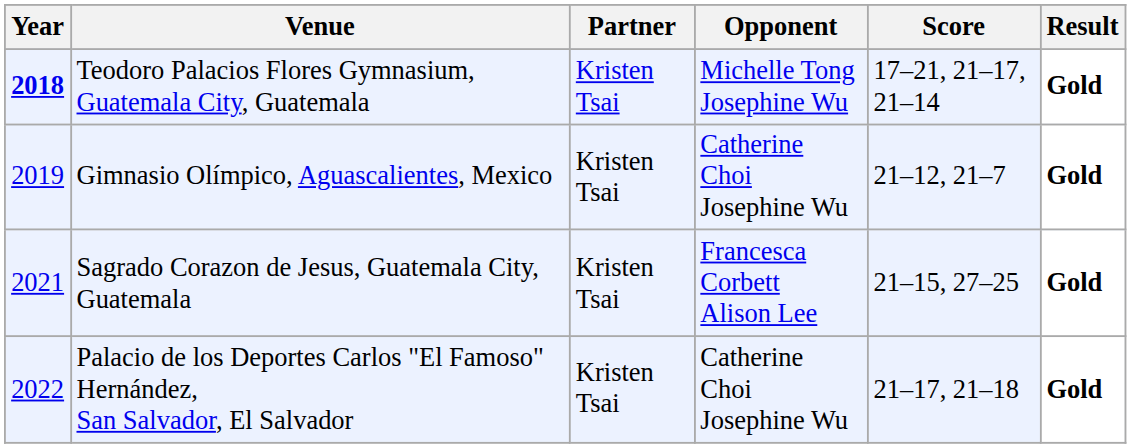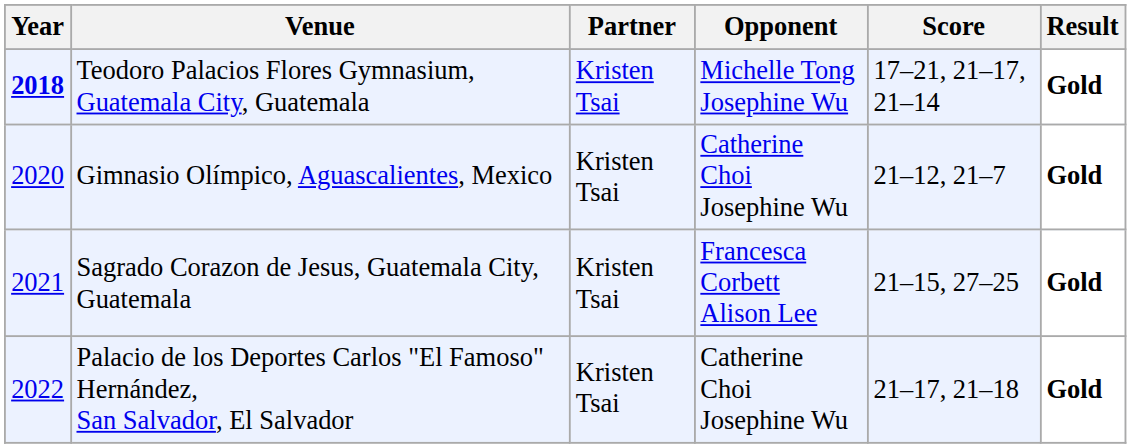(38, 176) 2019 -> (38, 176) 2020
